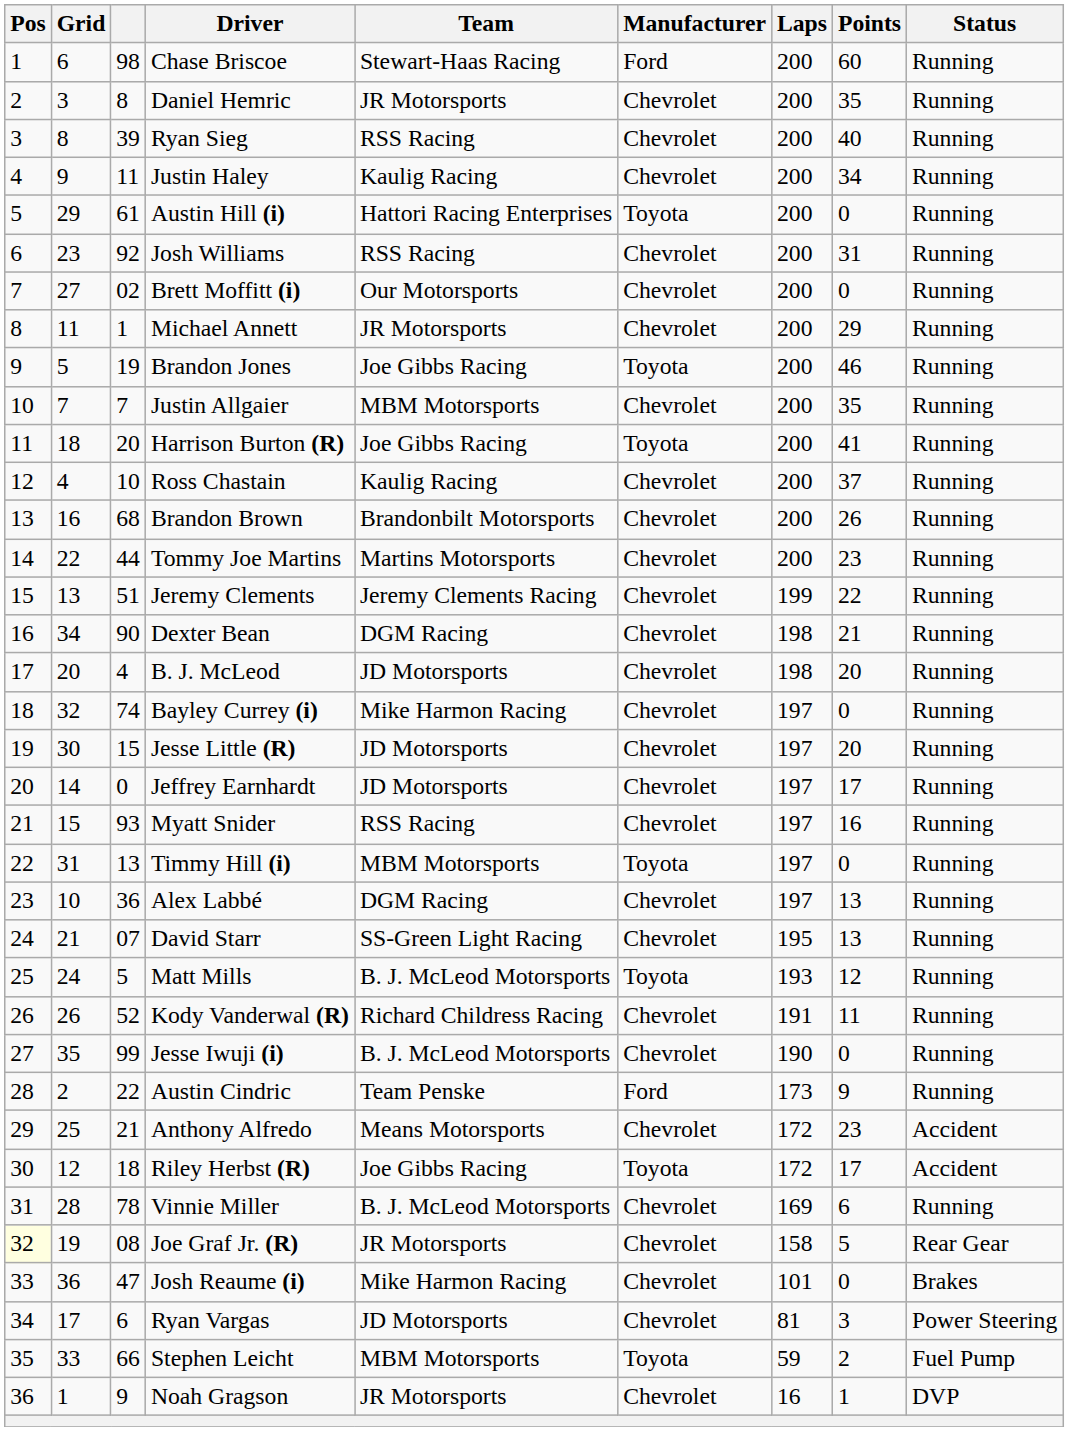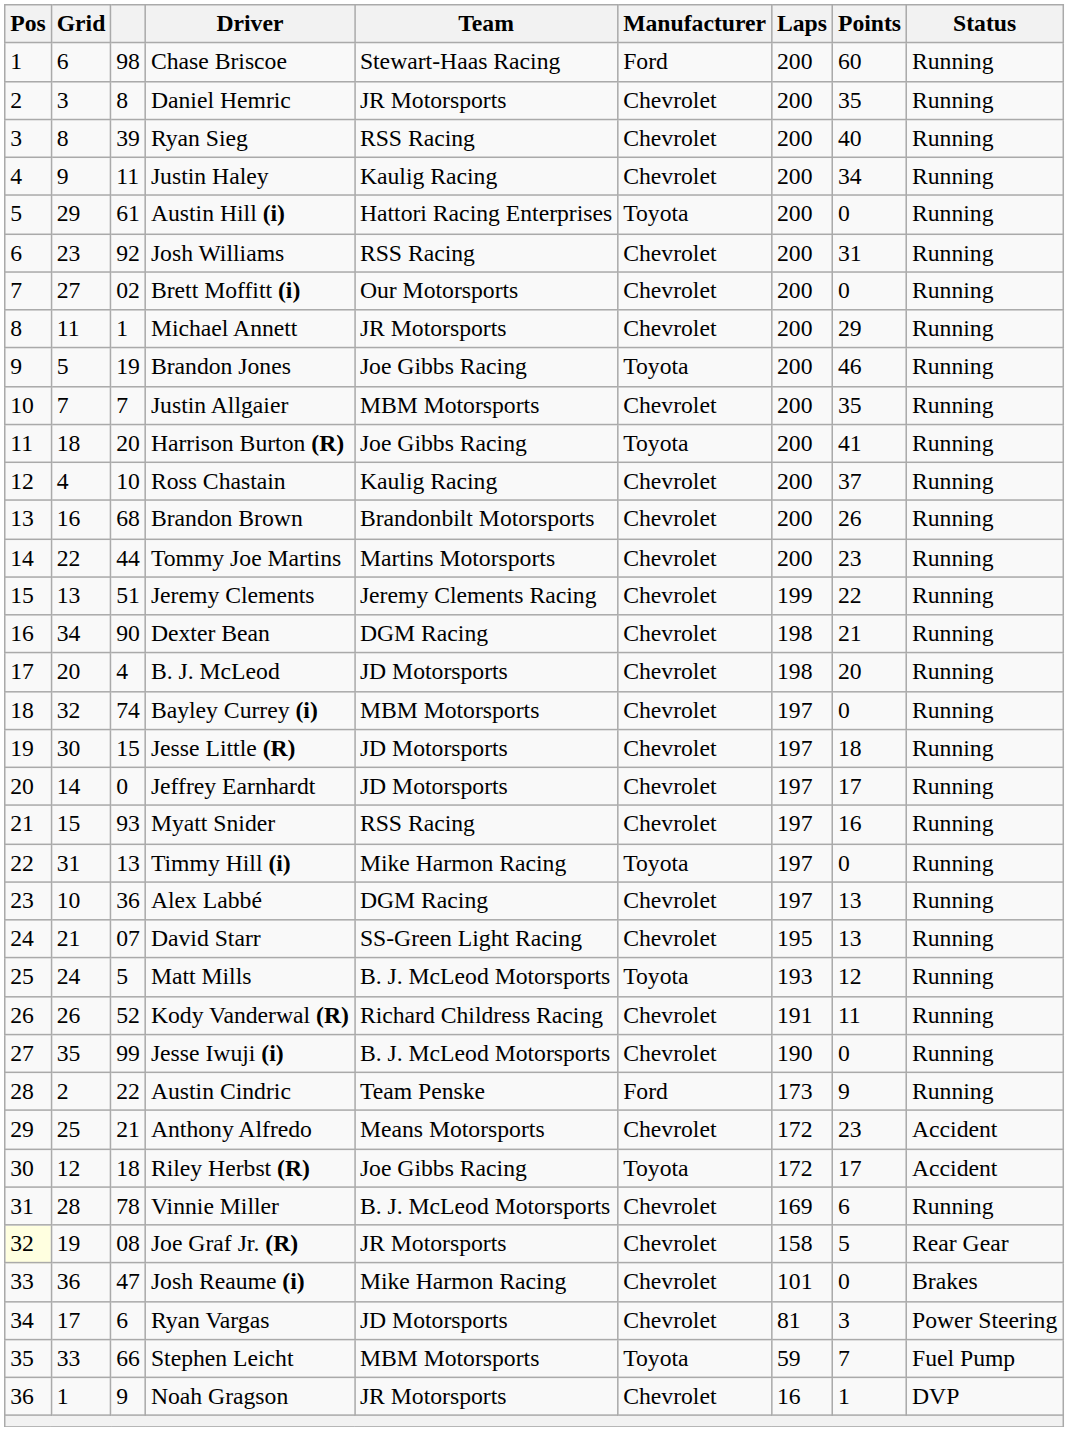(463, 709) Mike Harmon Racing -> (450, 709) MBM Motorsports
(850, 747) 20 -> (850, 747) 18
(450, 862) MBM Motorsports -> (463, 862) Mike Harmon Racing
(844, 1357) 2 -> (844, 1357) 7
